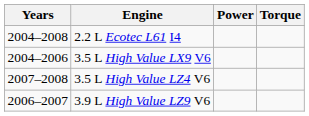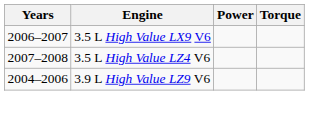- row: (128, 36)
(38, 57) 2004–2006 -> (38, 36) 2006–2007
(38, 100) 2006–2007 -> (38, 79) 2004–2006
